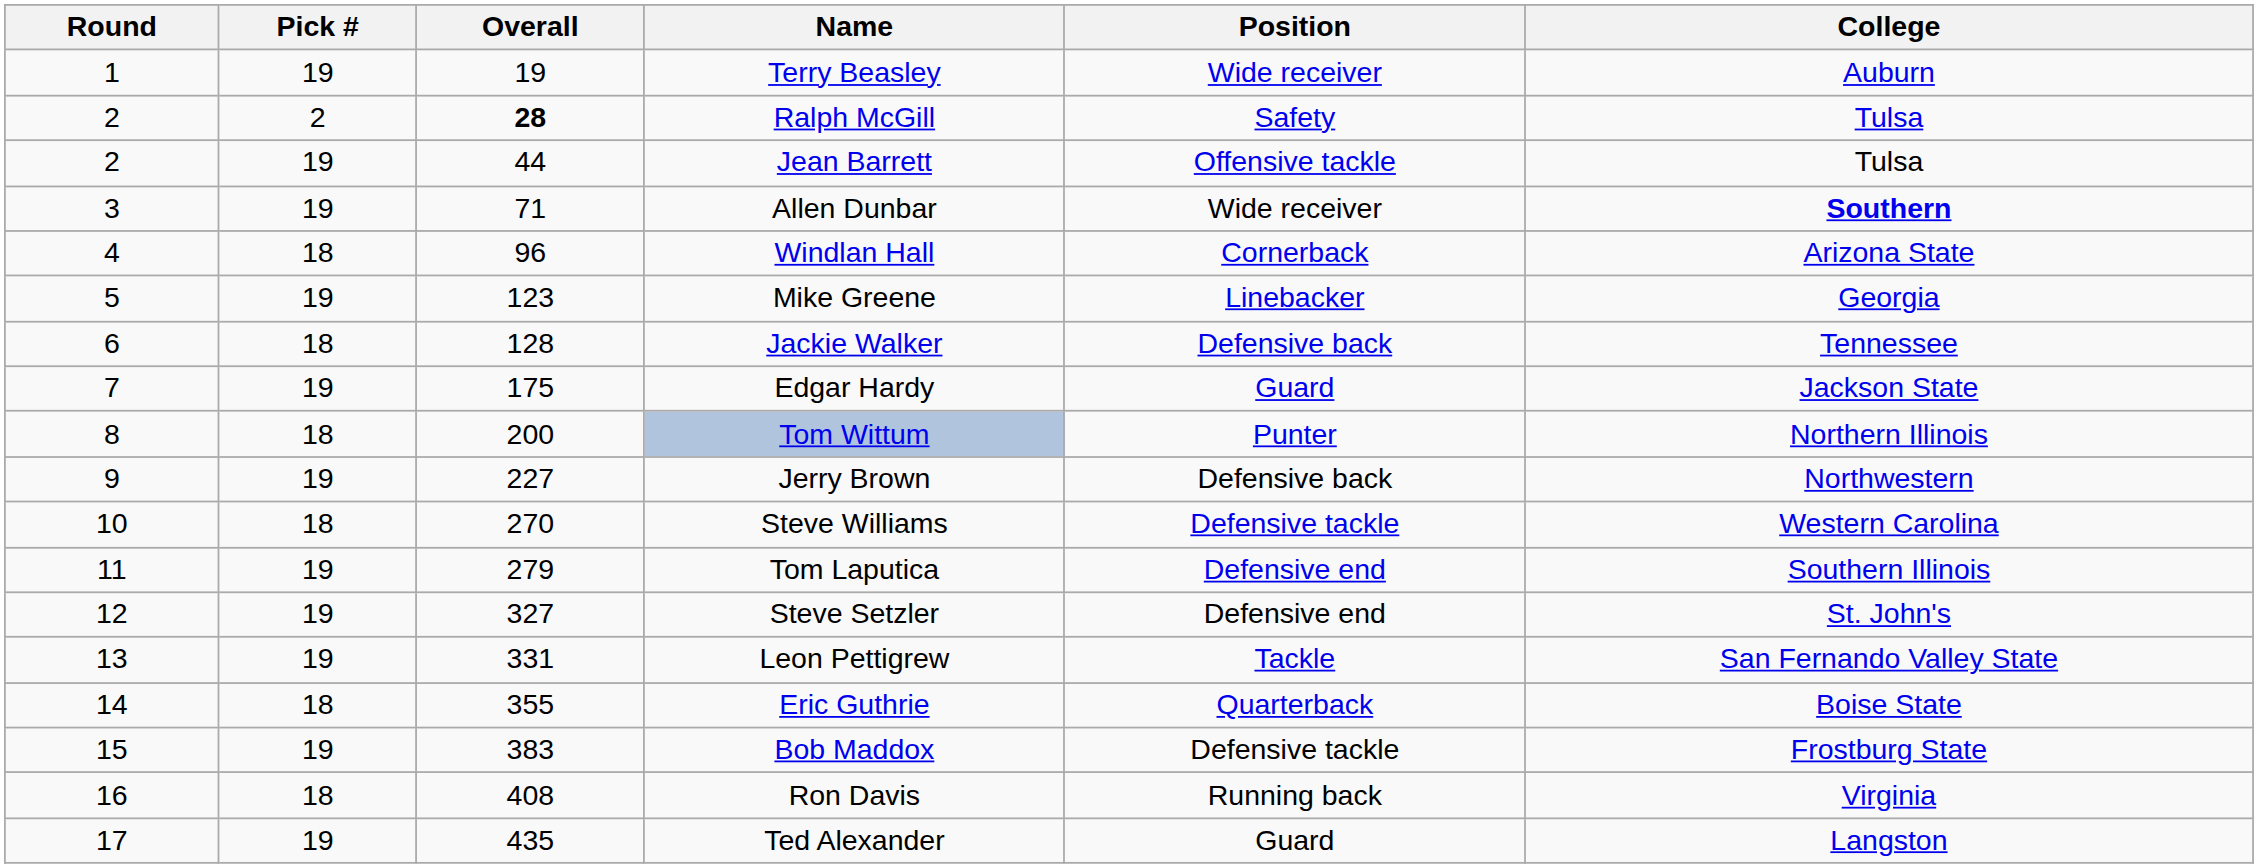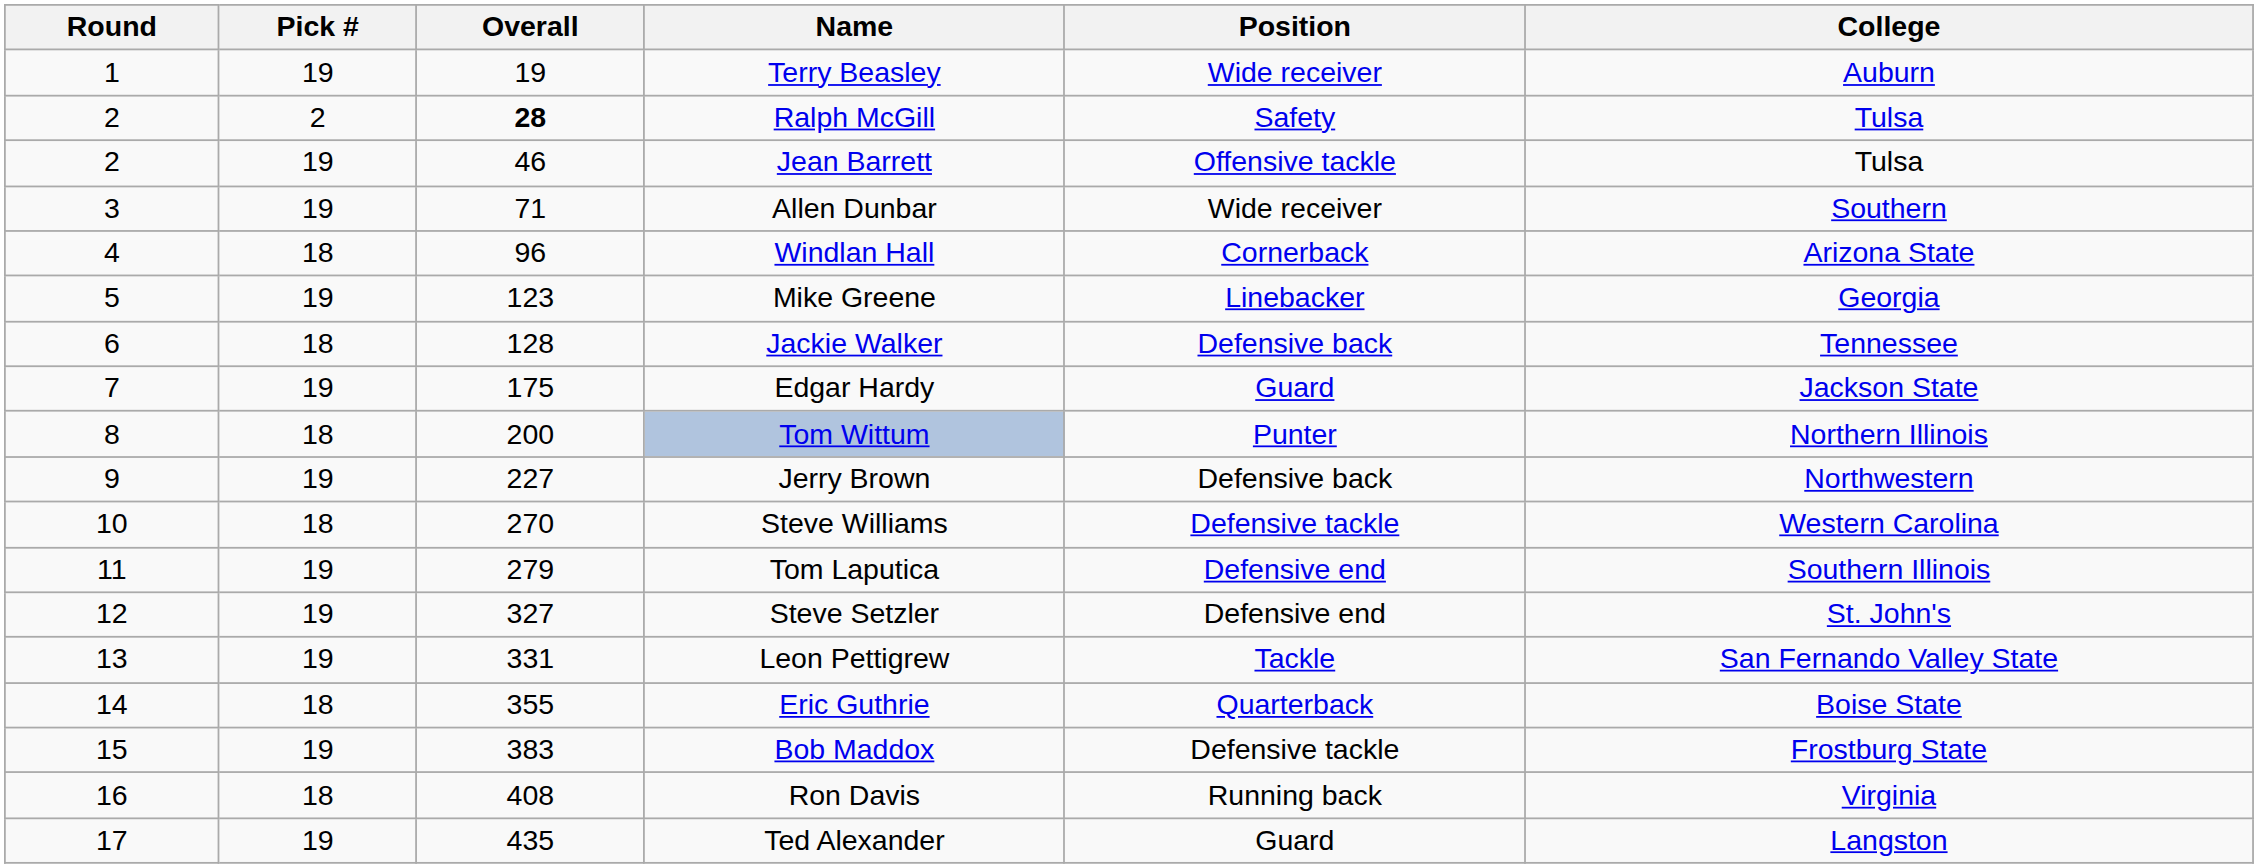(530, 162) 44 -> (530, 162) 46
(1889, 207) bold -> (1889, 207) normal
